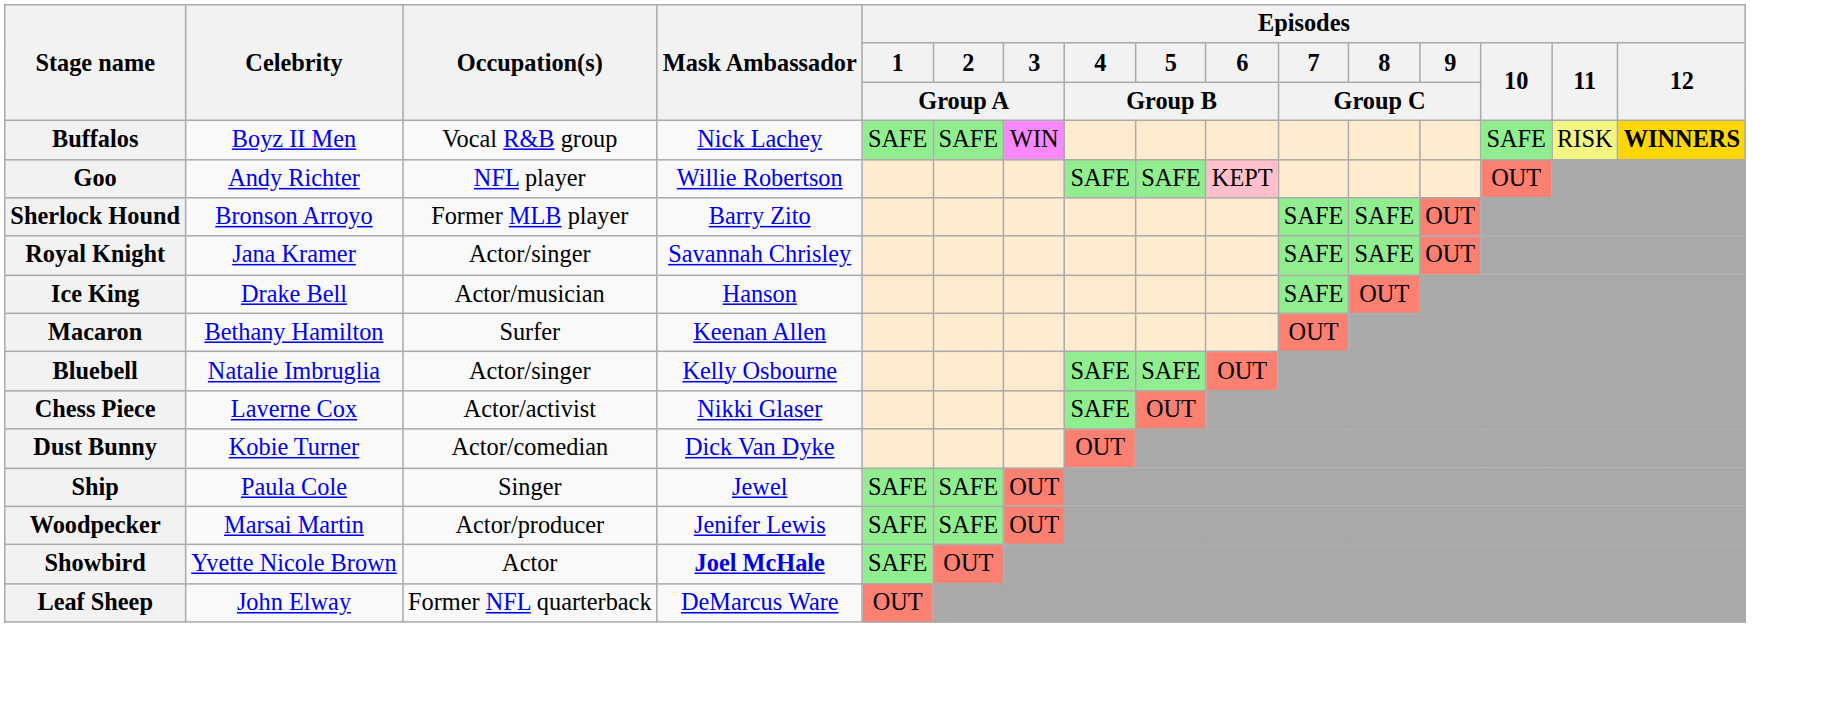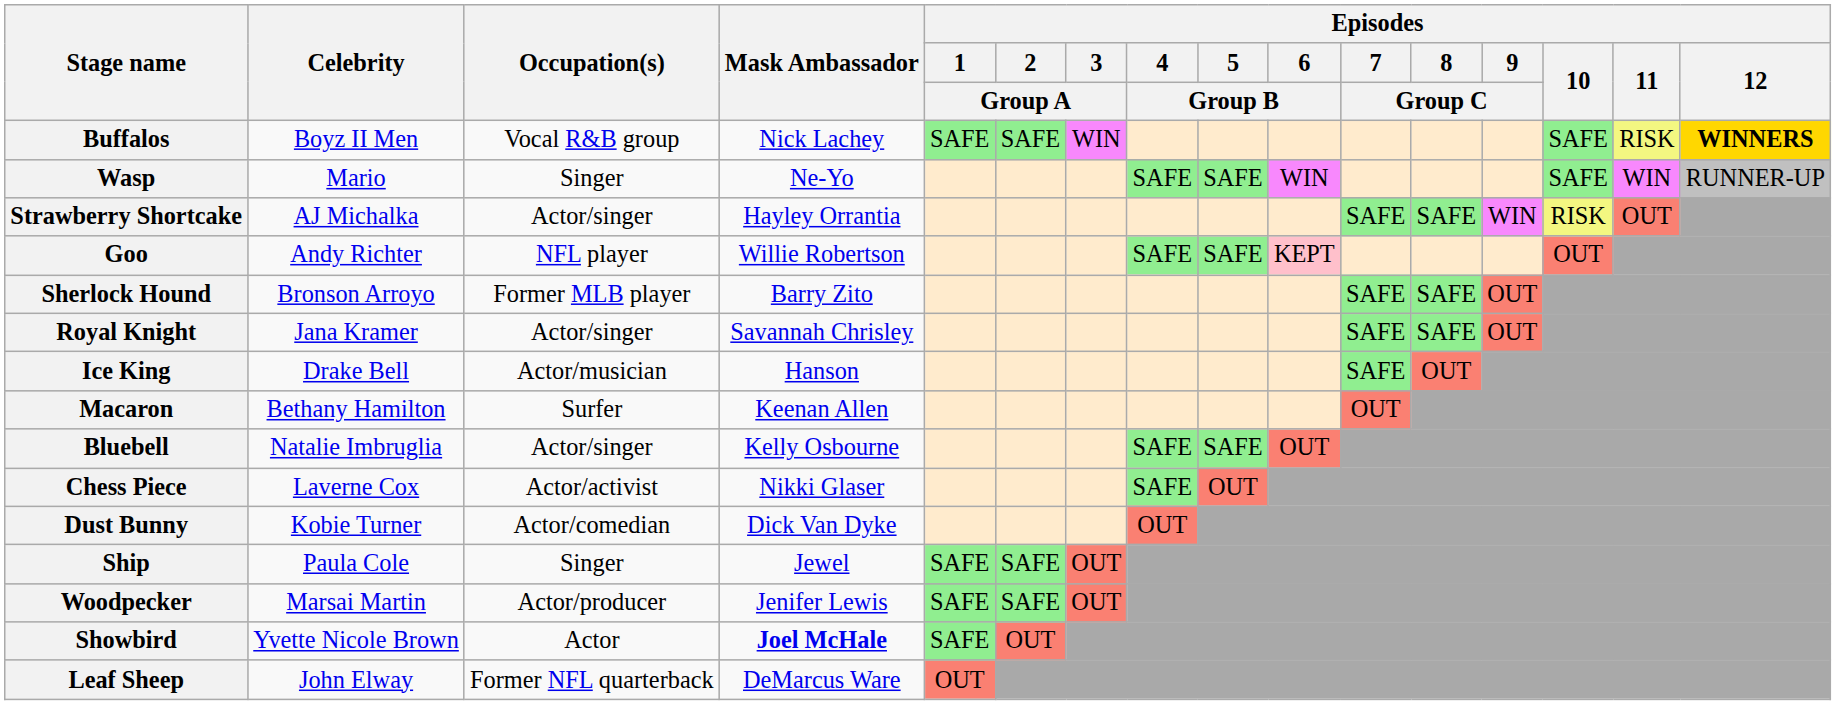+ row: (126, 178)
+ row: (126, 216)
